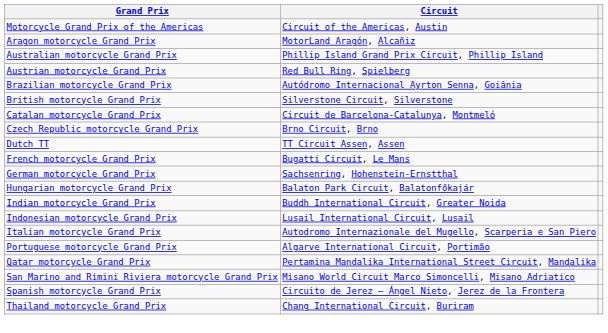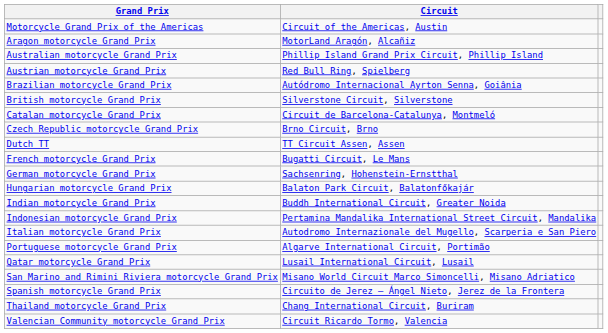(378, 218) Lusail International Circuit, Lusail -> (439, 218) Pertamina Mandalika International Street Circuit, Mandalika
(439, 262) Pertamina Mandalika International Street Circuit, Mandalika -> (378, 262) Lusail International Circuit, Lusail
+ row: (116, 321)
